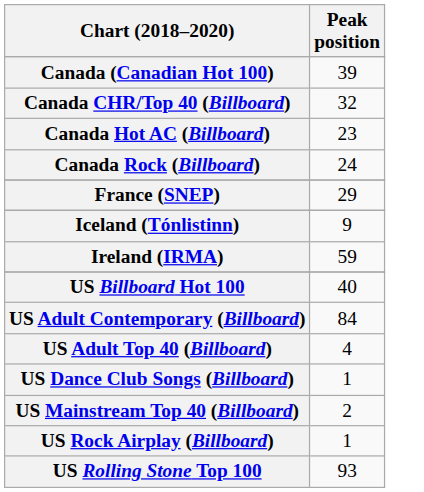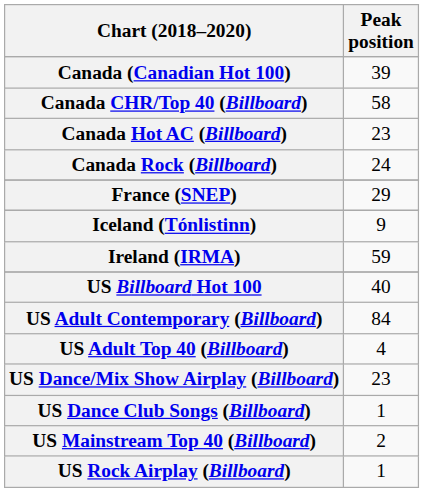(347, 103) 32 -> (381, 103) 58
+ row: (174, 379)
- row: (157, 471)
